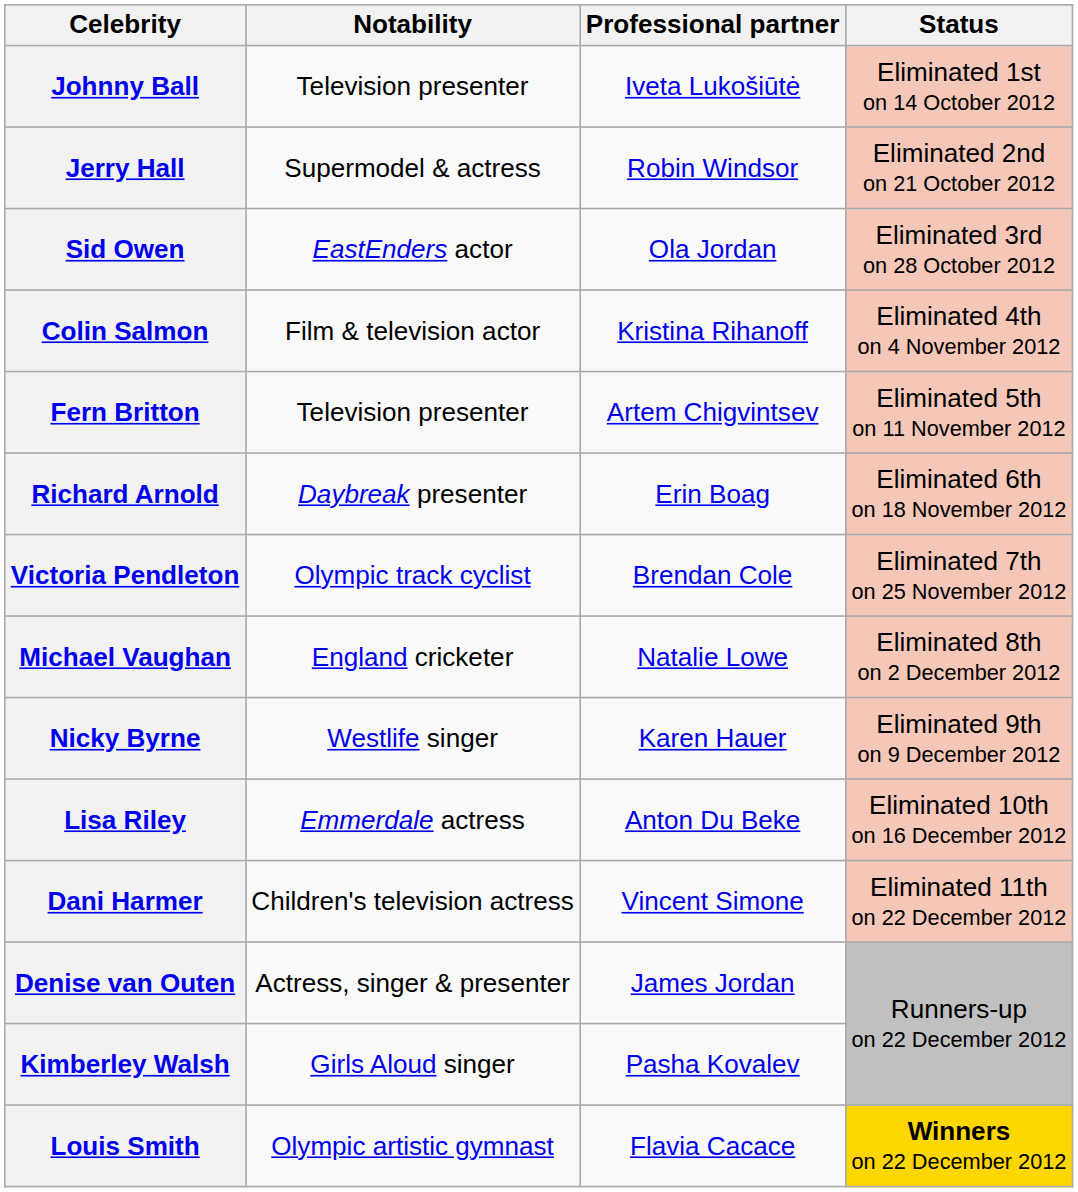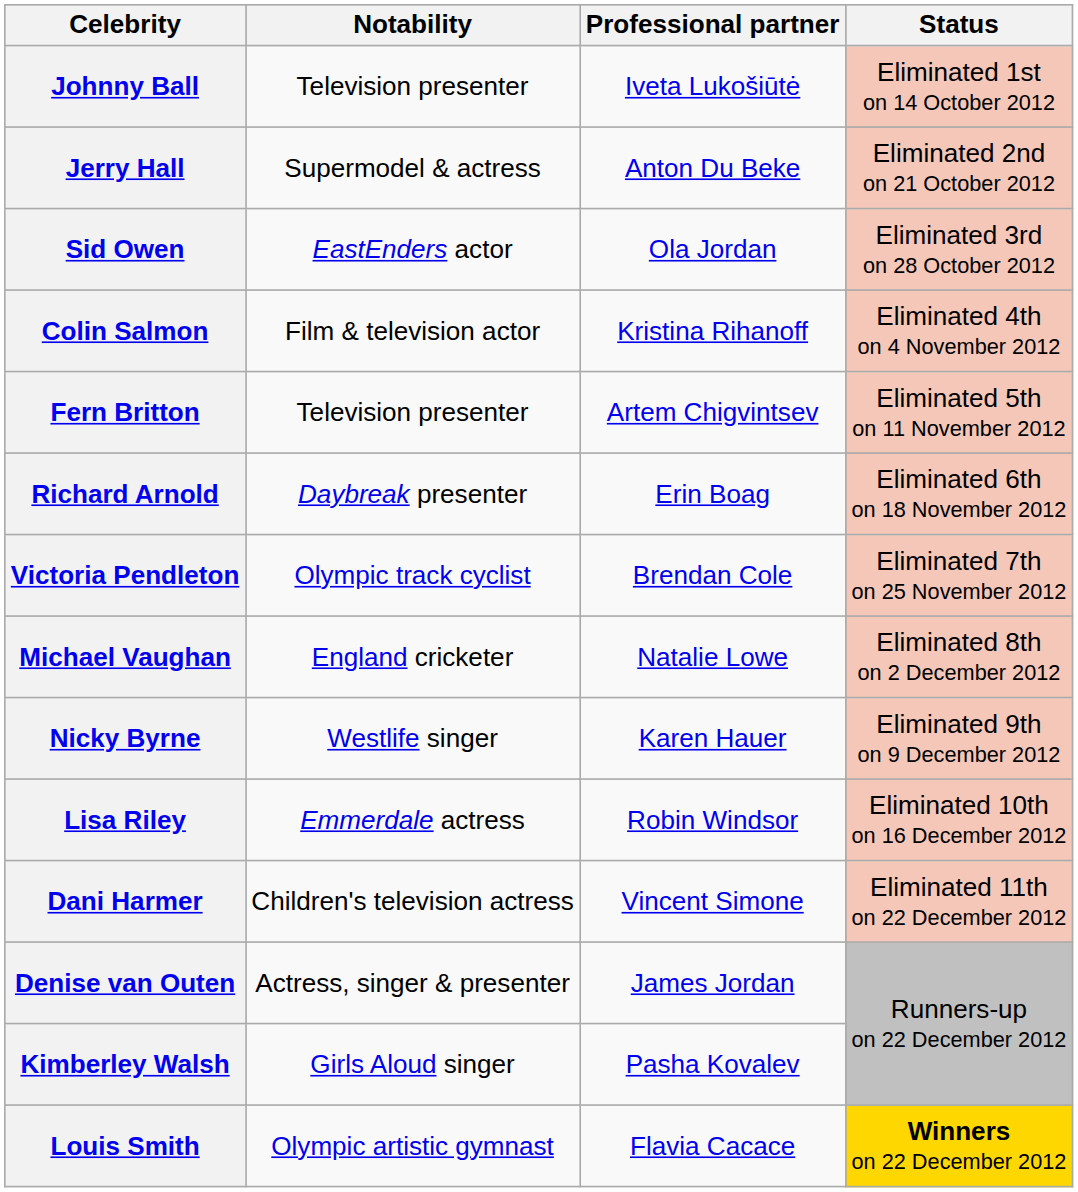(713, 168) Robin Windsor -> (713, 168) Anton Du Beke
(713, 820) Anton Du Beke -> (713, 820) Robin Windsor
